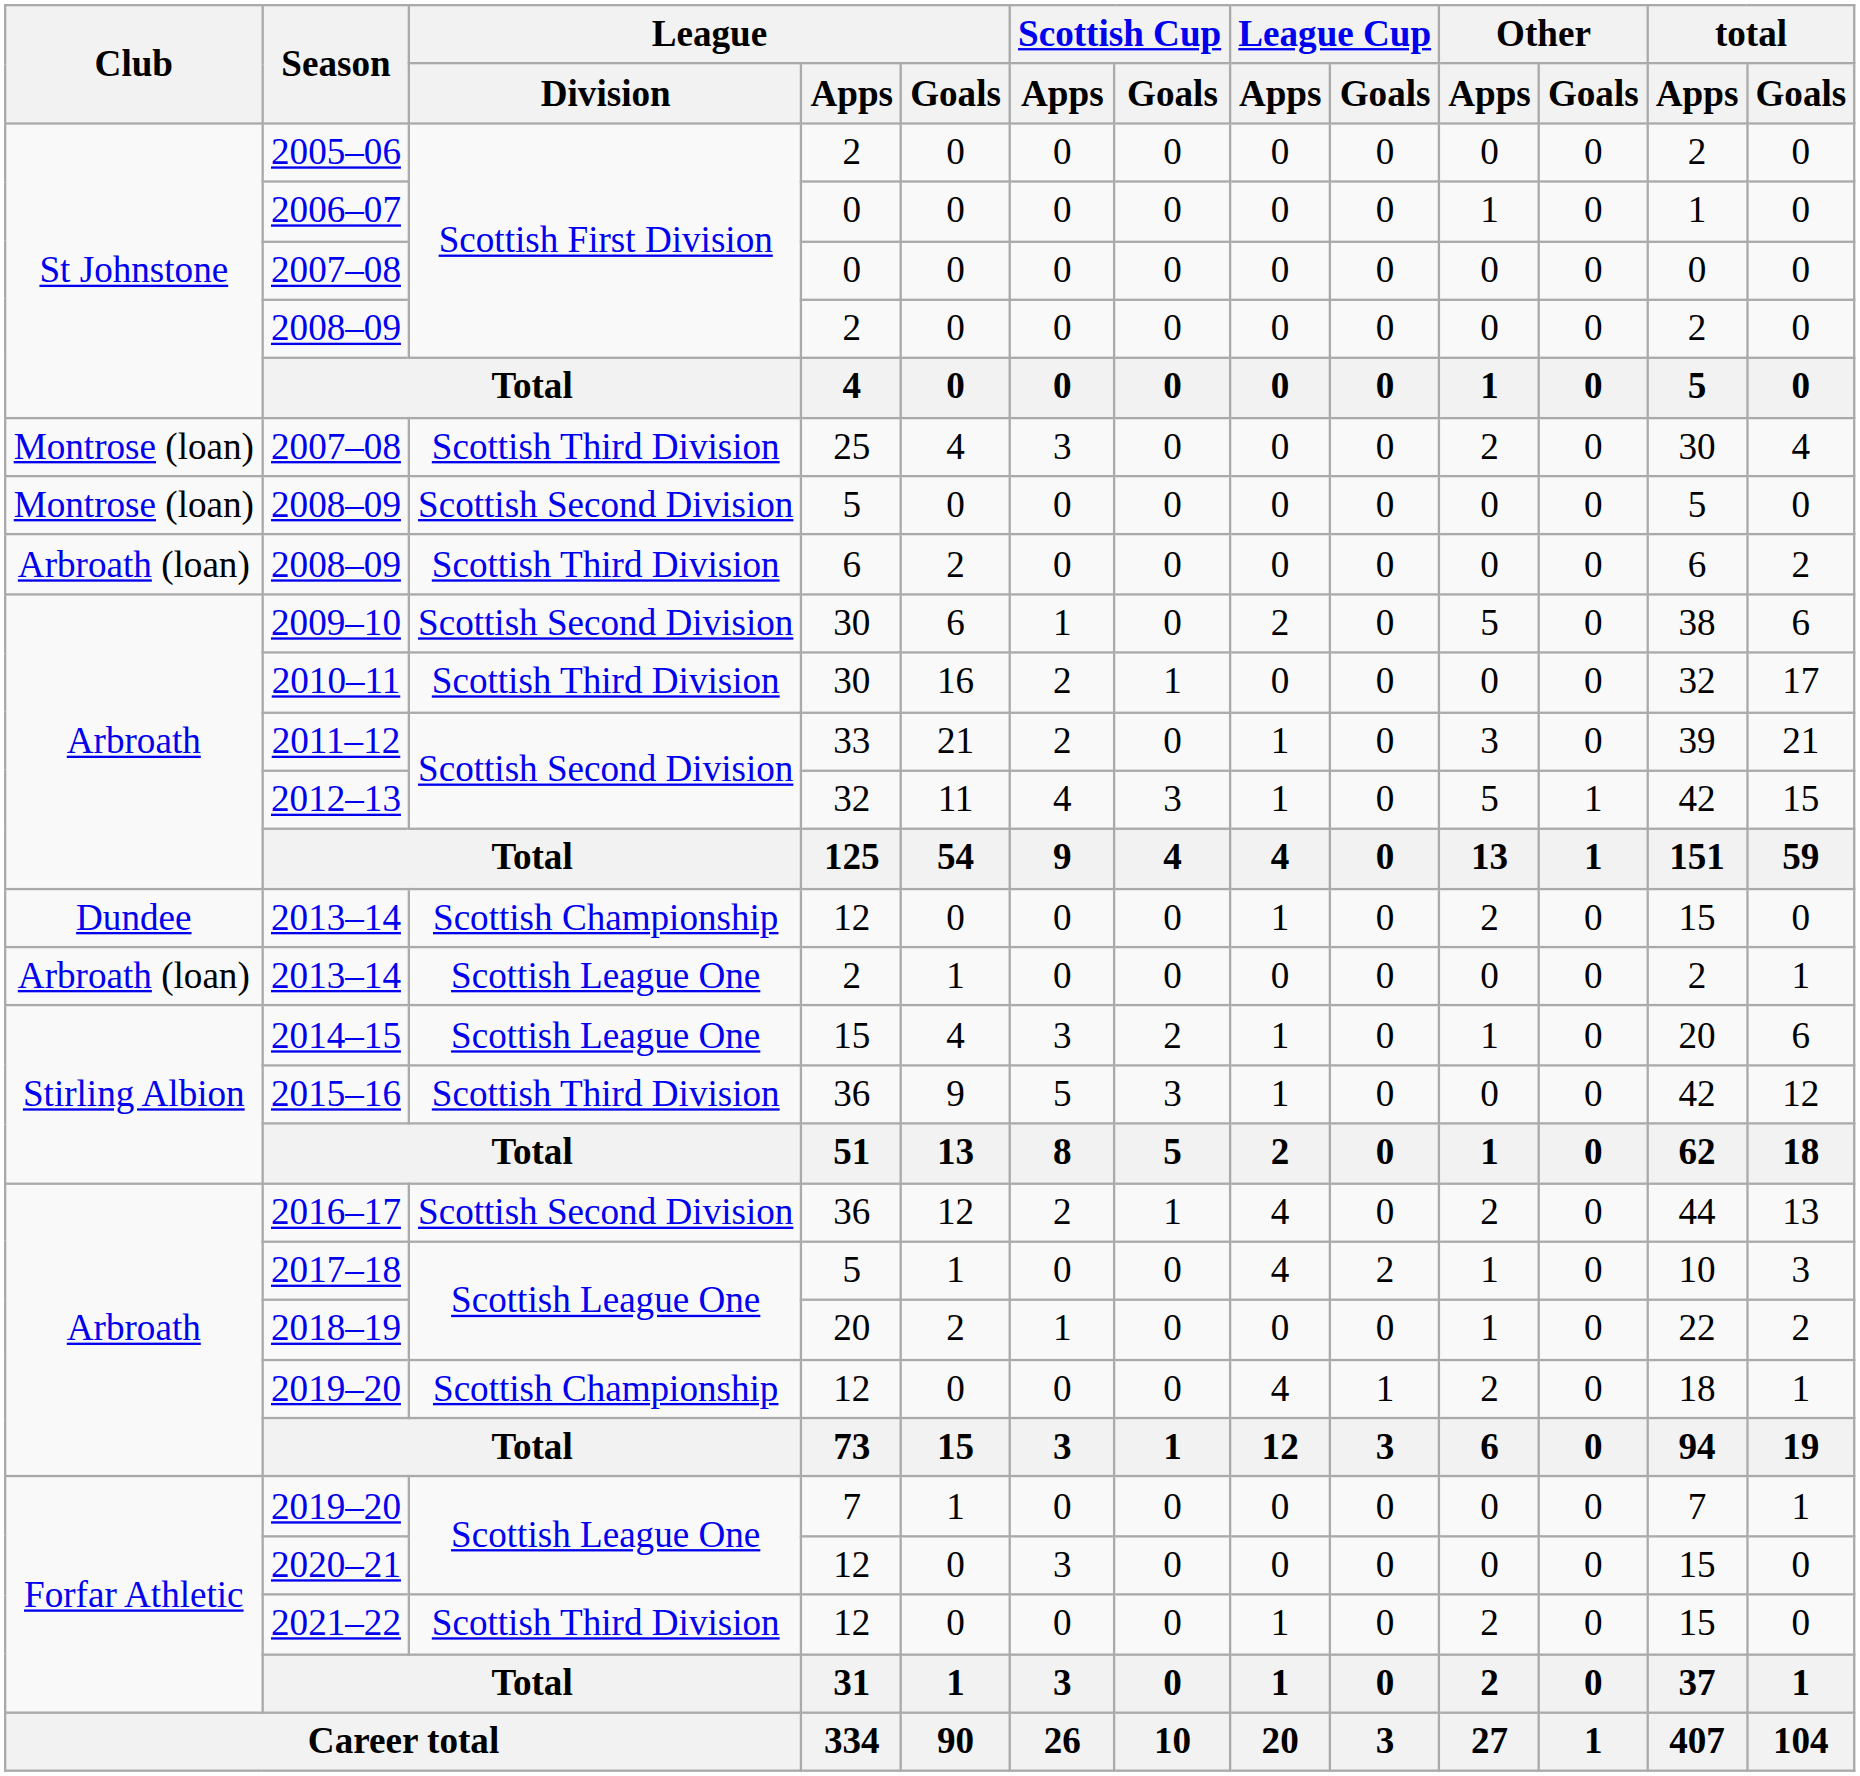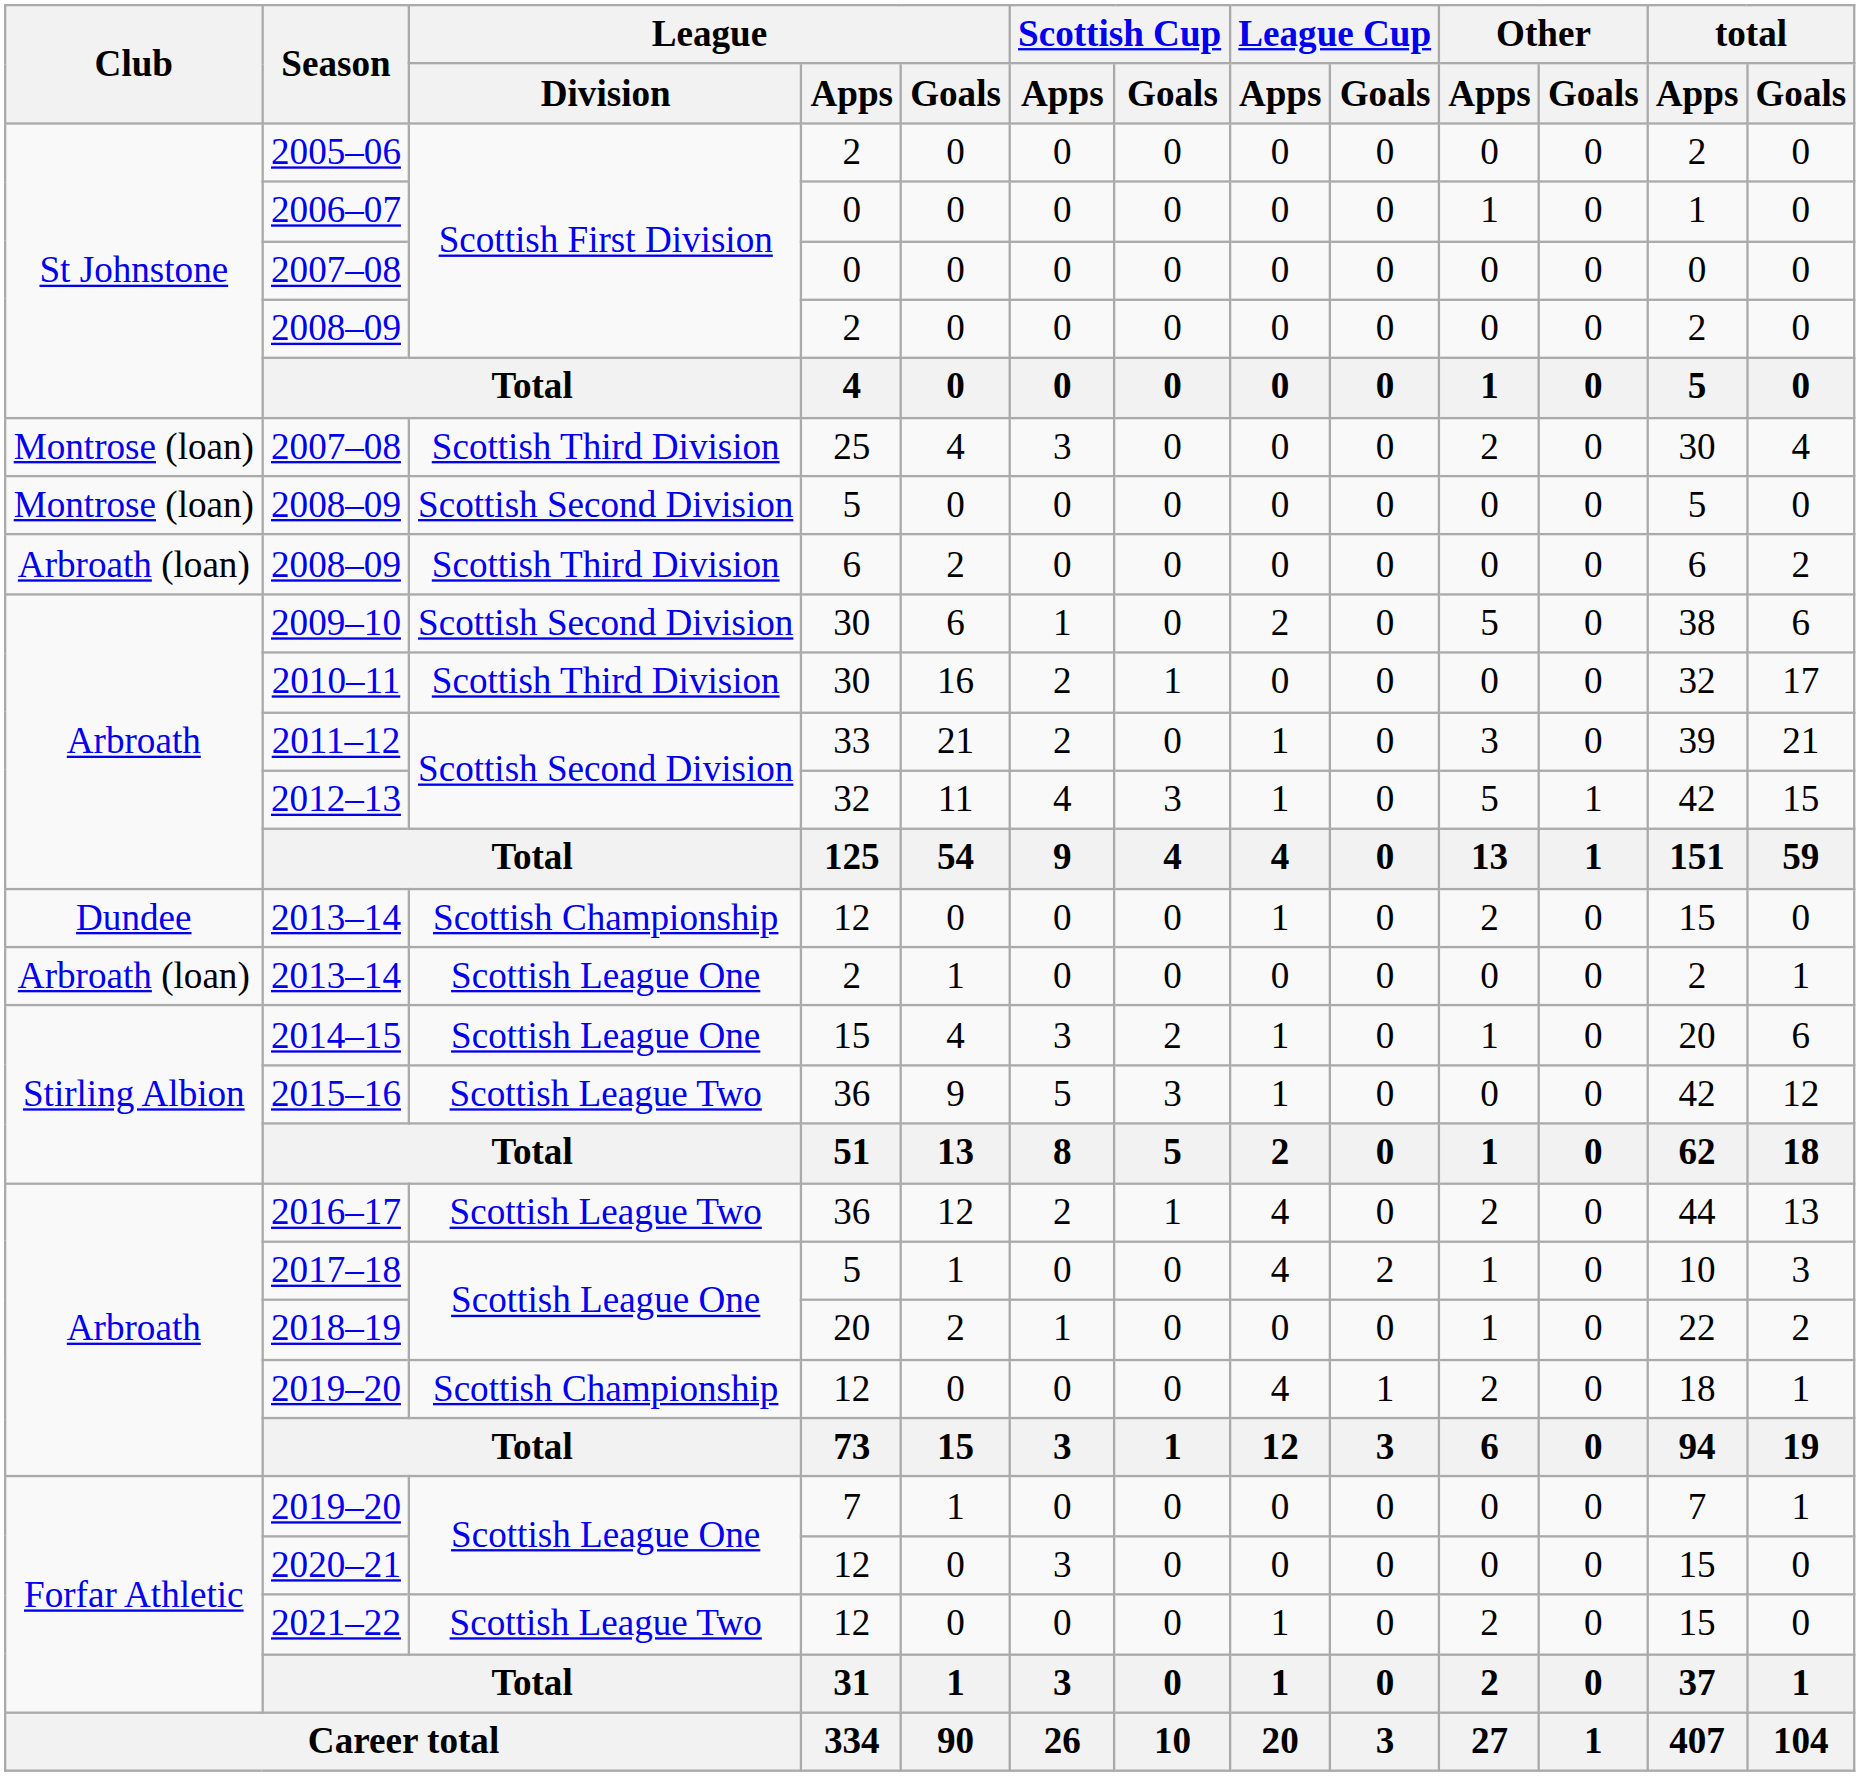(606, 1093) Scottish Third Division -> (606, 1093) Scottish League Two
(606, 1211) Scottish Second Division -> (606, 1211) Scottish League Two
(606, 1623) Scottish Third Division -> (606, 1623) Scottish League Two
